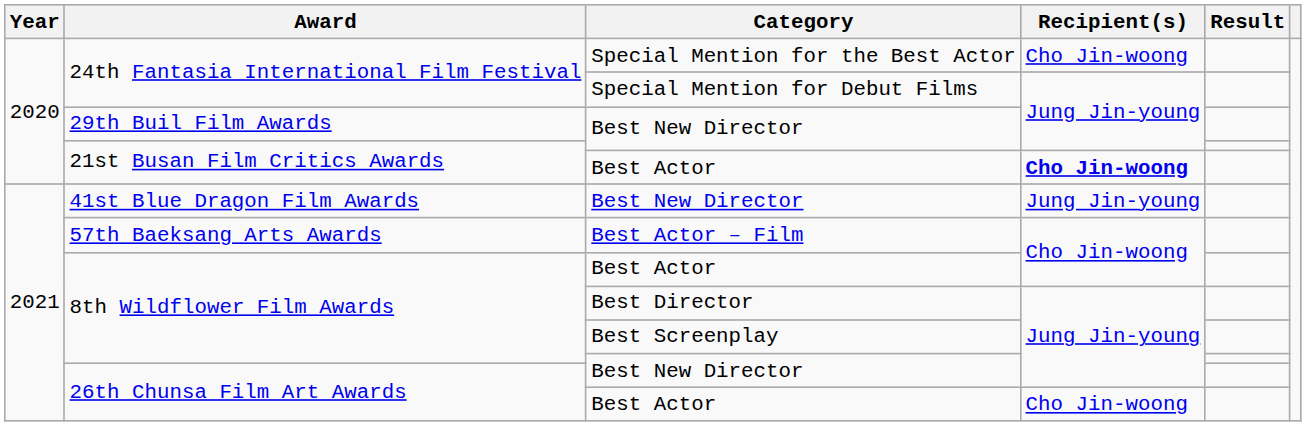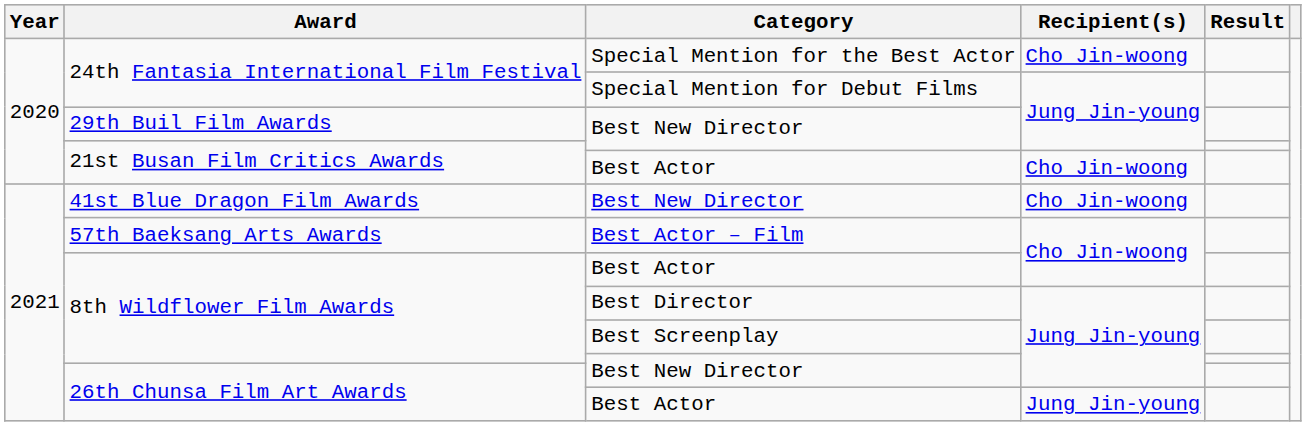(1107, 167) bold -> (1107, 167) normal
(1113, 201) Jung Jin-young -> (1107, 201) Cho Jin-woong
(1107, 405) Cho Jin-woong -> (1113, 405) Jung Jin-young
